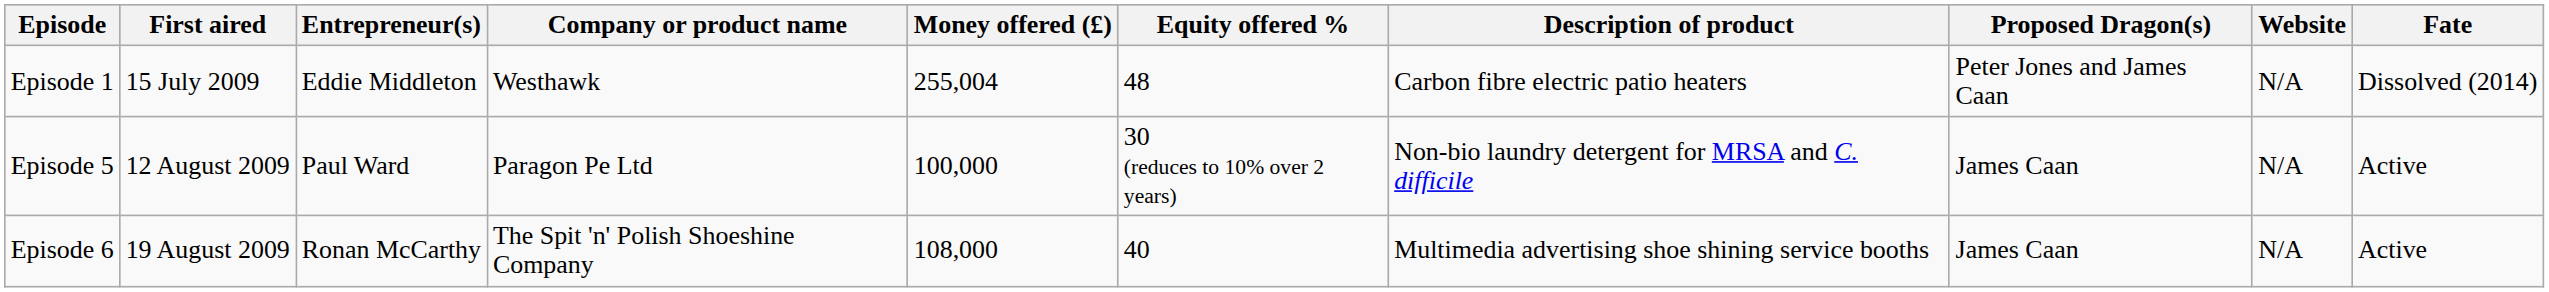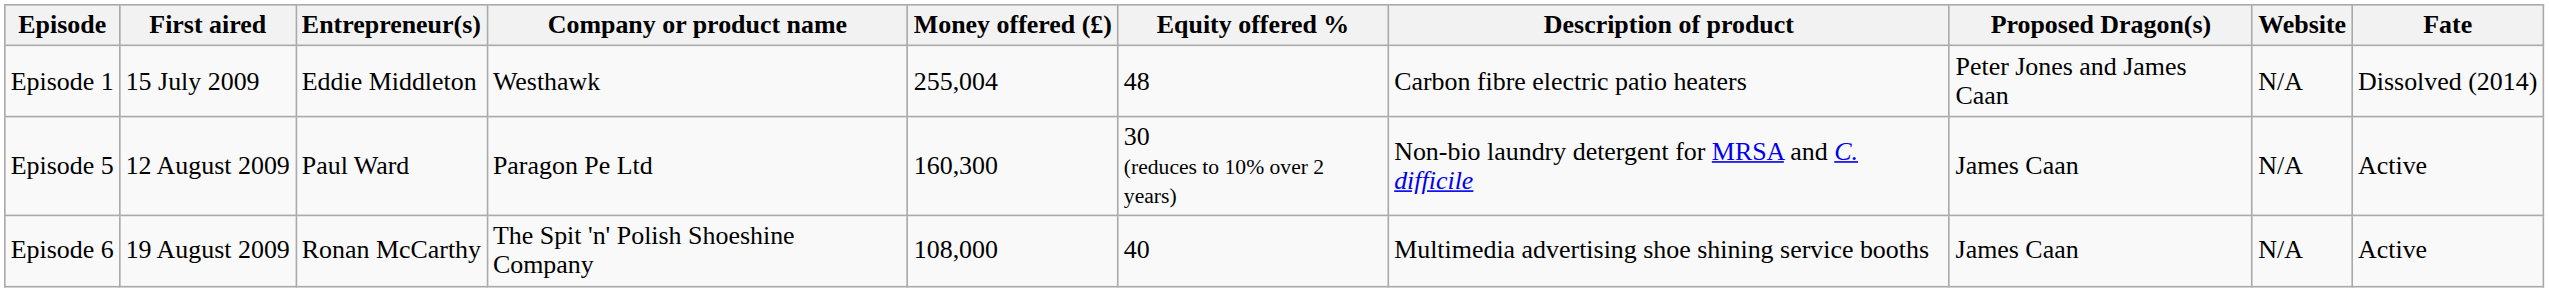(956, 165) 100,000 -> (956, 165) 160,300
